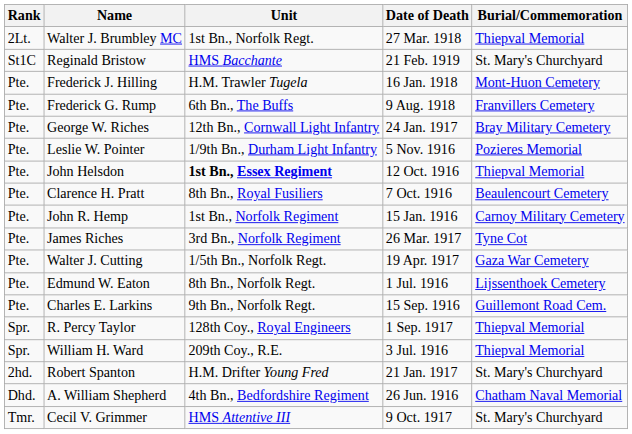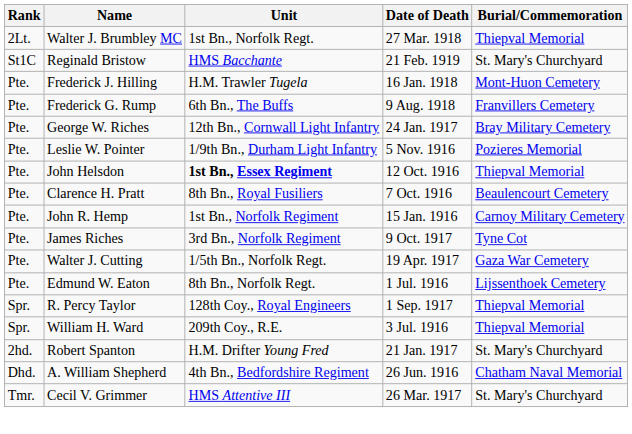(424, 238) 26 Mar. 1917 -> (419, 238) 9 Oct. 1917
- row: (100, 305)
(419, 417) 9 Oct. 1917 -> (424, 395) 26 Mar. 1917
